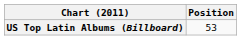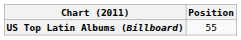(211, 28) 53 -> (211, 28) 55
